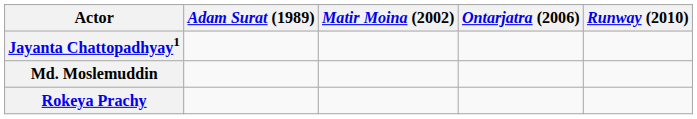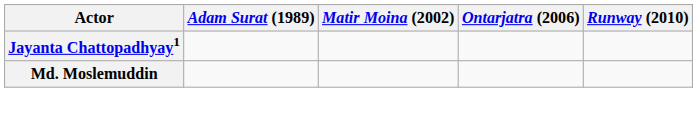- row: (94, 100)
